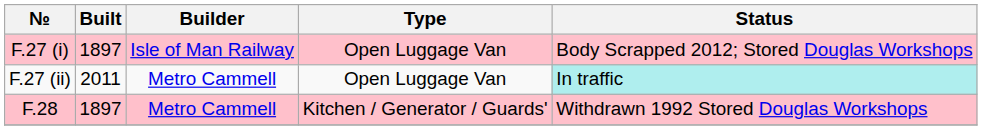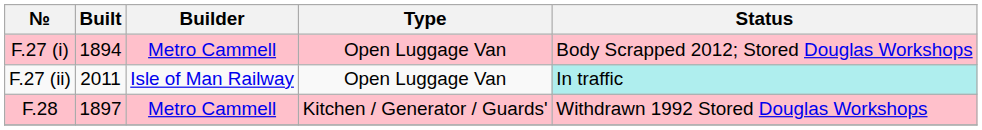(101, 49) 1897 -> (101, 49) 1894
(212, 49) Isle of Man Railway -> (212, 49) Metro Cammell
(212, 79) Metro Cammell -> (212, 79) Isle of Man Railway
